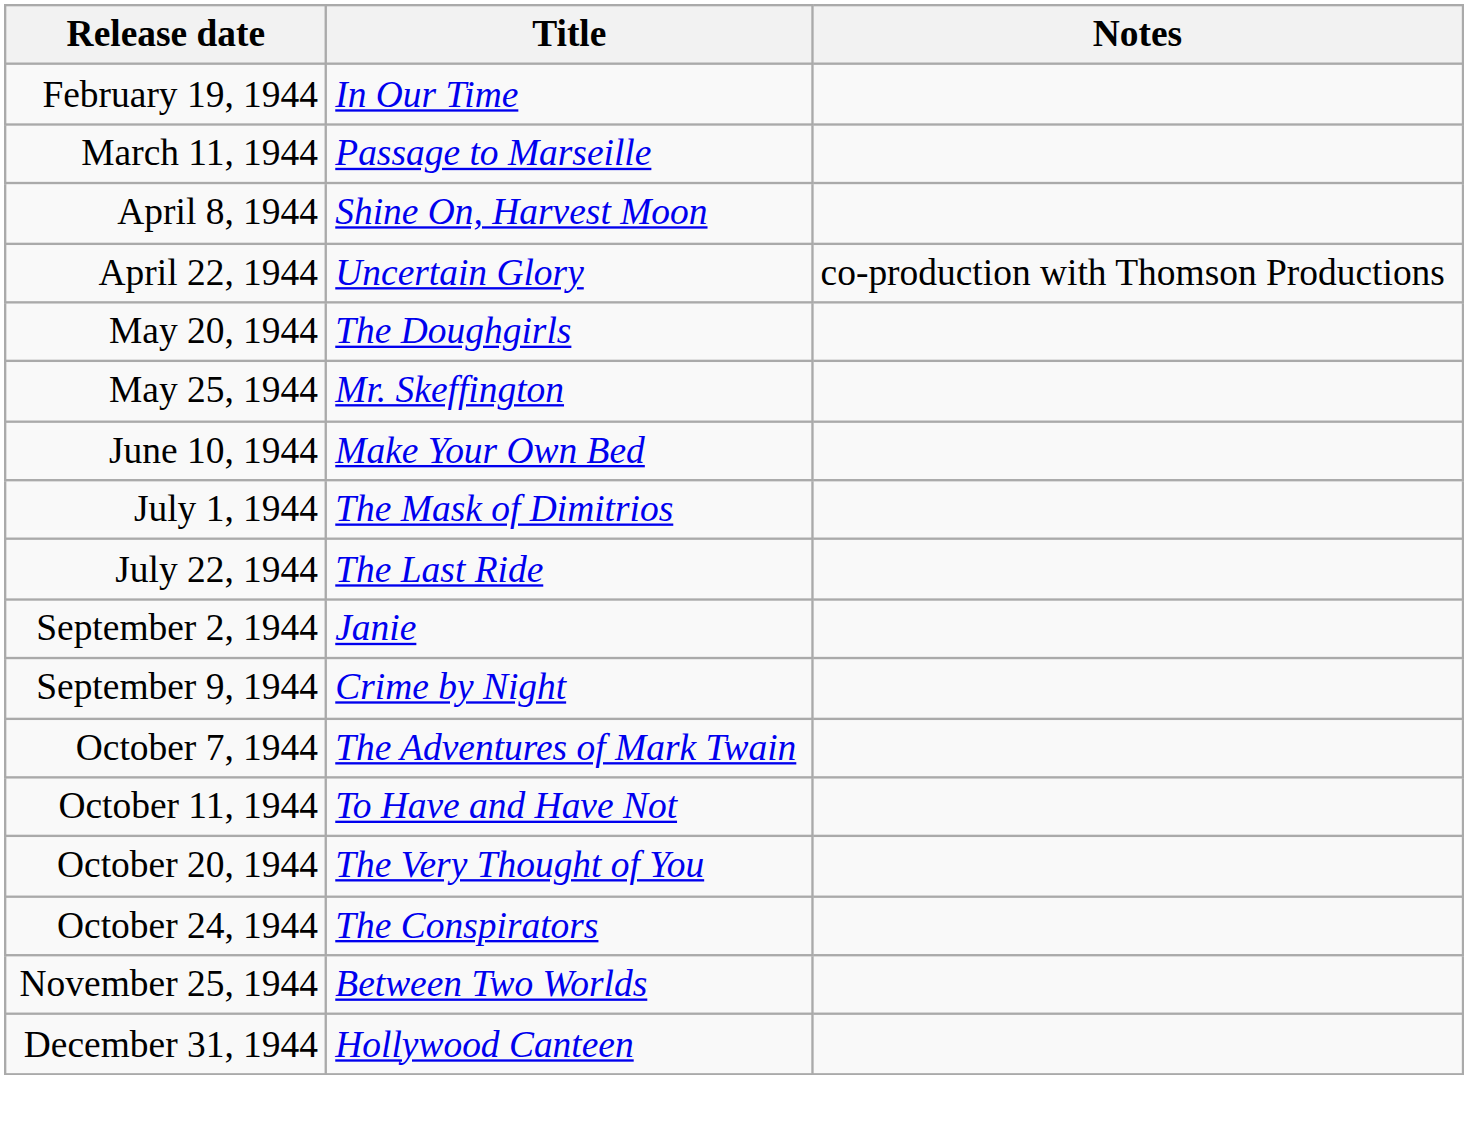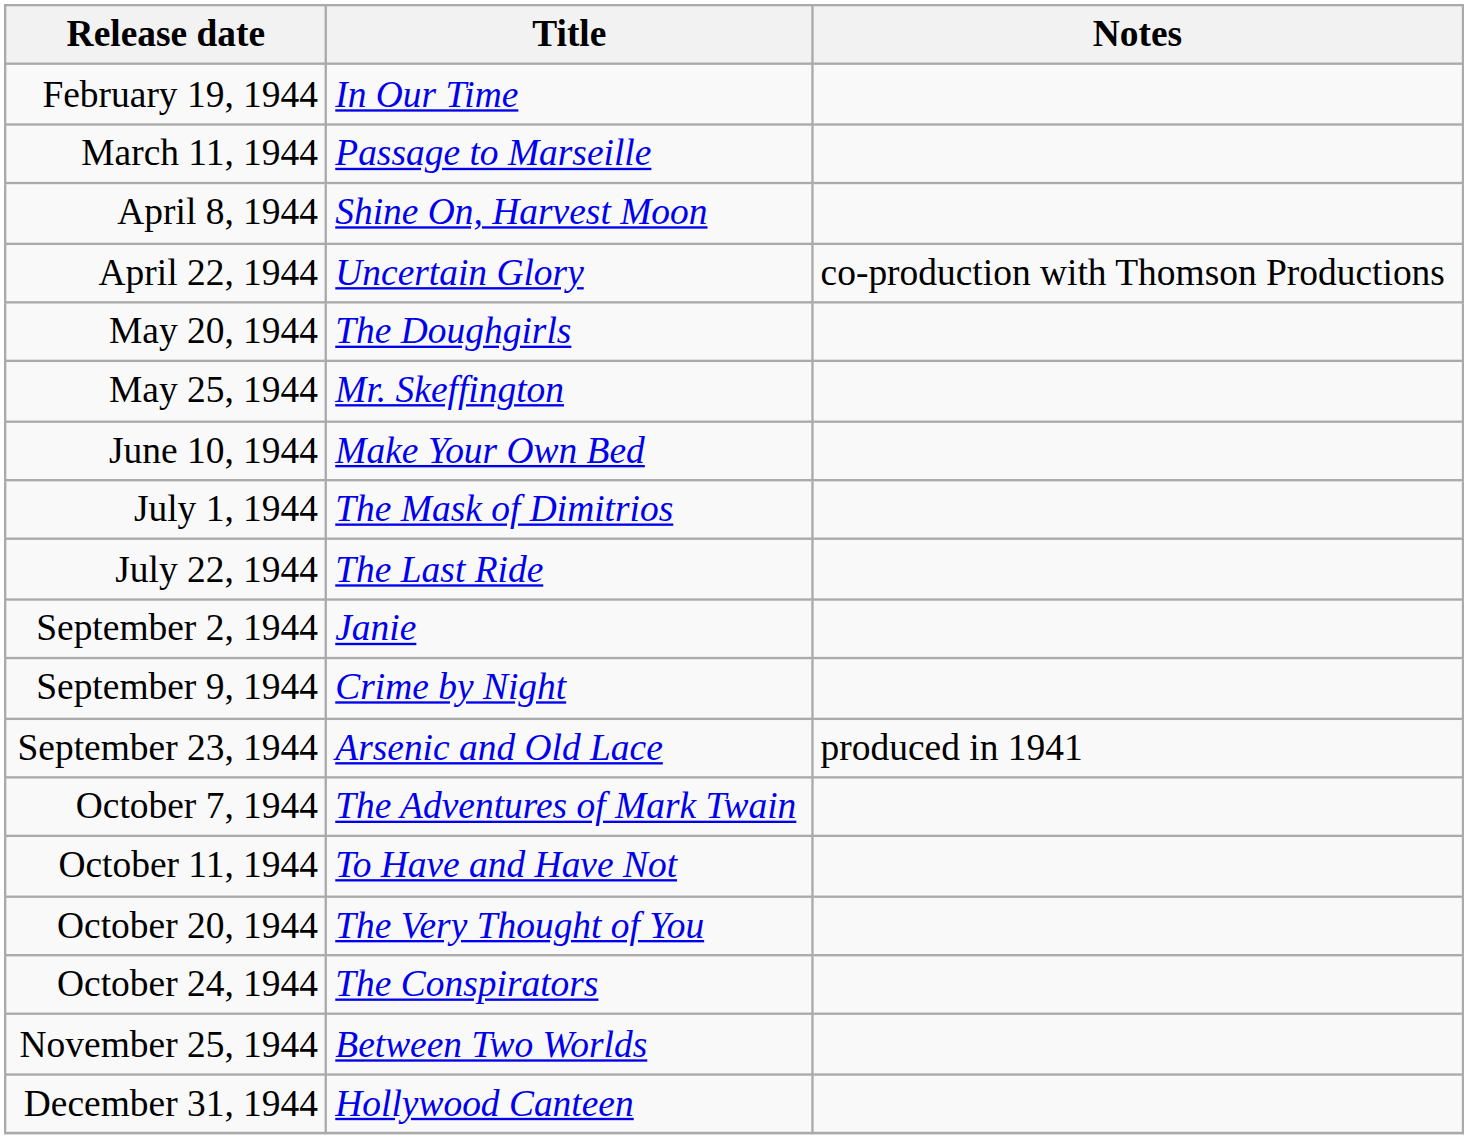+ row: (168, 746)
